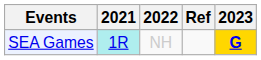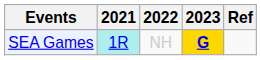columns swapped: (236, 17) <-> (198, 17)
